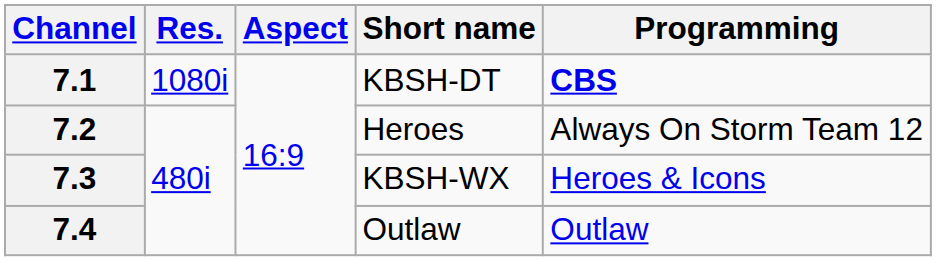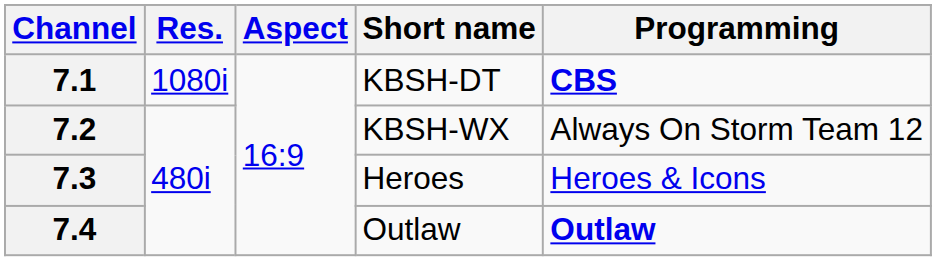(413, 129) Heroes -> (436, 129) KBSH-WX
(436, 179) KBSH-WX -> (413, 179) Heroes
(599, 229) normal -> (603, 229) bold
